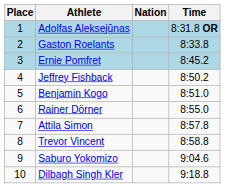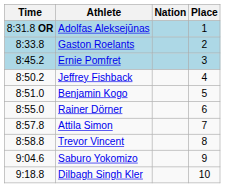columns swapped: (20, 12) <-> (194, 12)
